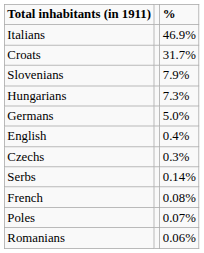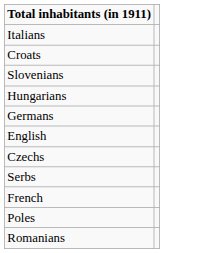- column: (169, 14)
